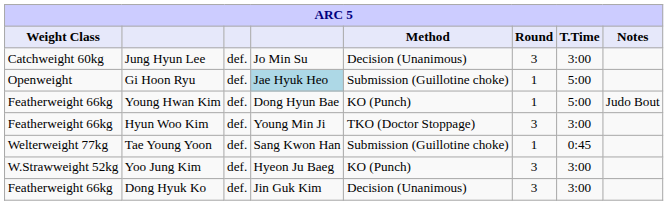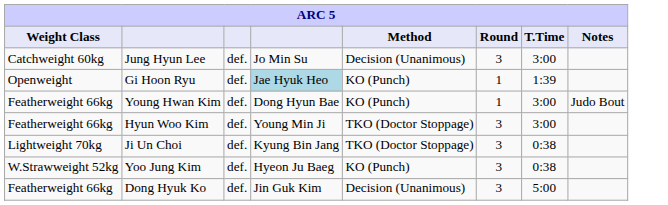(428, 80) Submission (Guillotine choke) -> (377, 80) KO (Punch)
(579, 80) 5:00 -> (544, 80) 1:39
(579, 102) 5:00 -> (544, 102) 3:00
+ row: (153, 145)
- row: (168, 145)
(579, 167) 3:00 -> (544, 167) 0:38
(579, 188) 3:00 -> (544, 188) 5:00
